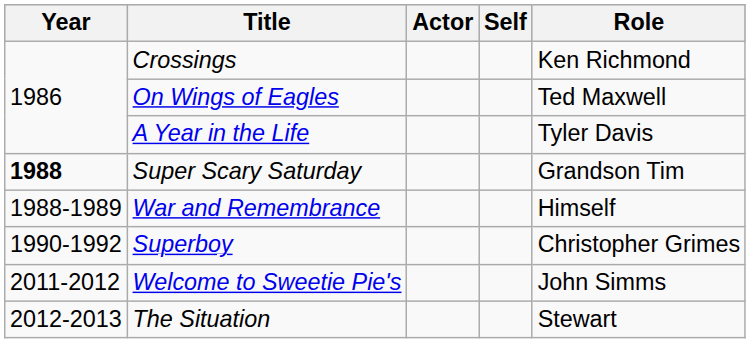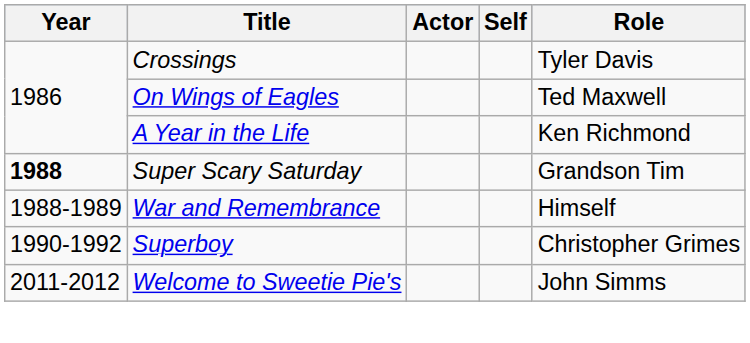(614, 60) Ken Richmond -> (595, 60) Tyler Davis
(595, 134) Tyler Davis -> (614, 134) Ken Richmond
- row: (201, 319)
